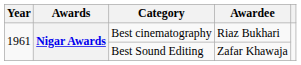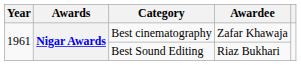(248, 32) Riaz Bukhari -> (252, 32) Zafar Khawaja
(252, 51) Zafar Khawaja -> (248, 51) Riaz Bukhari
